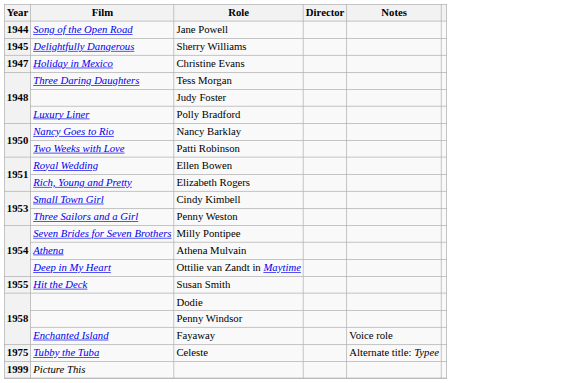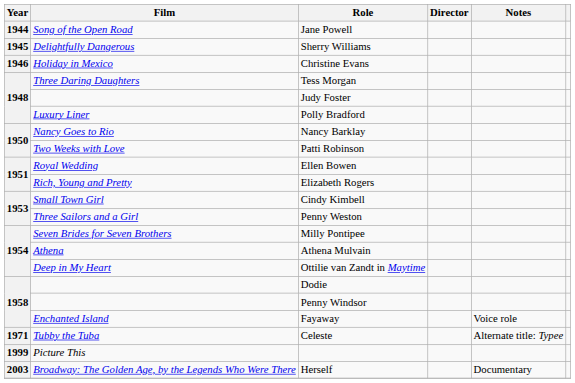(18, 64) 1947 -> (18, 64) 1946
- row: (60, 285)
(18, 353) 1975 -> (18, 336) 1971
+ row: (164, 370)
